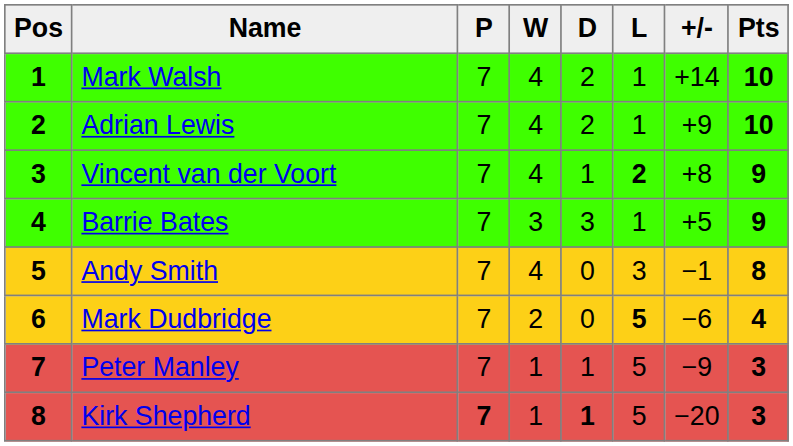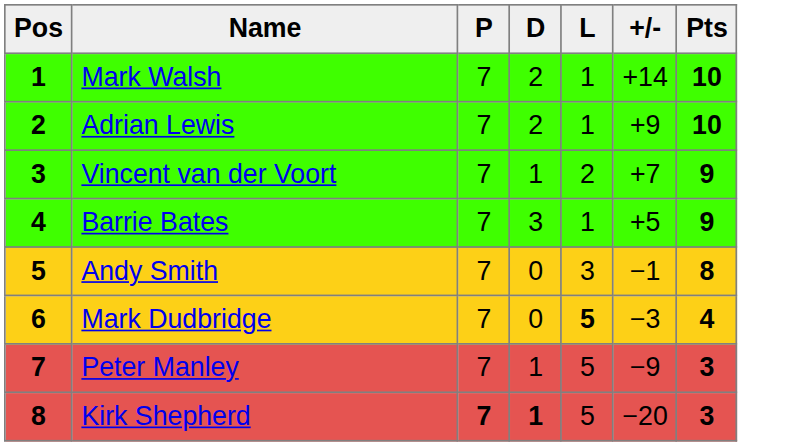- column: (536, 28)
(639, 174) bold -> (587, 174) normal
(697, 174) +8 -> (645, 174) +7
(697, 319) −6 -> (645, 319) −3
